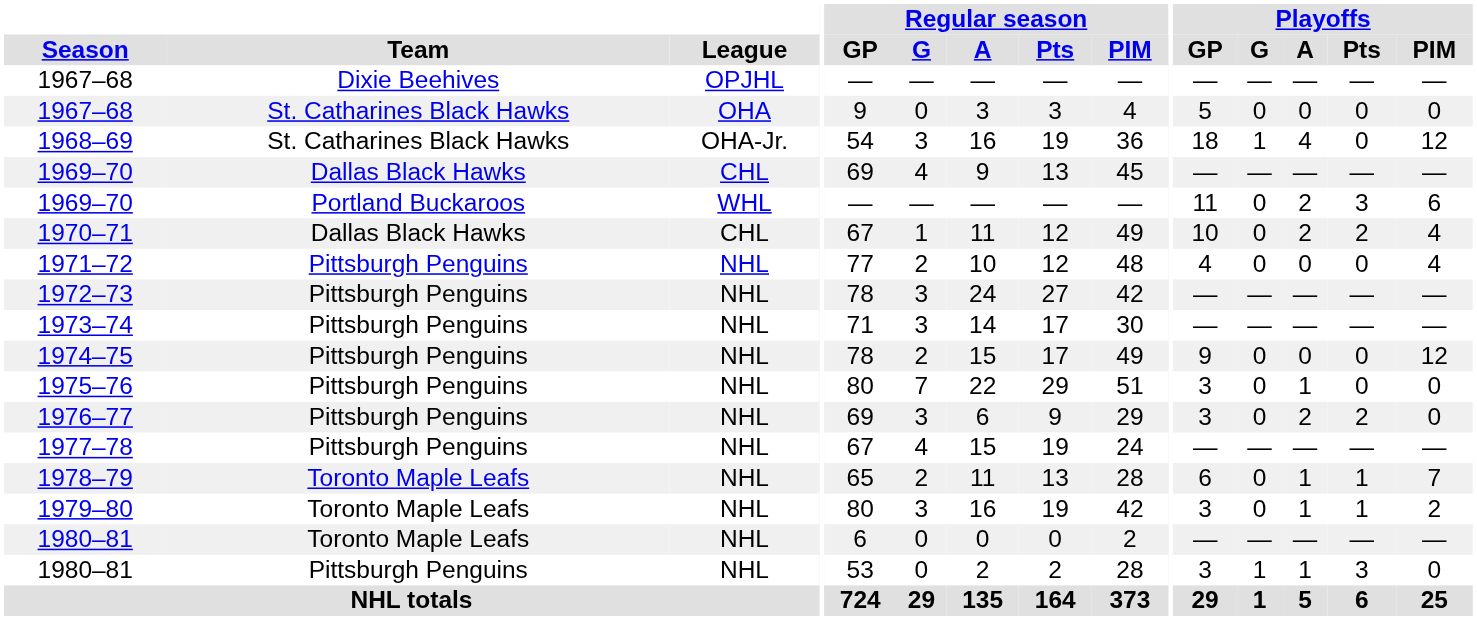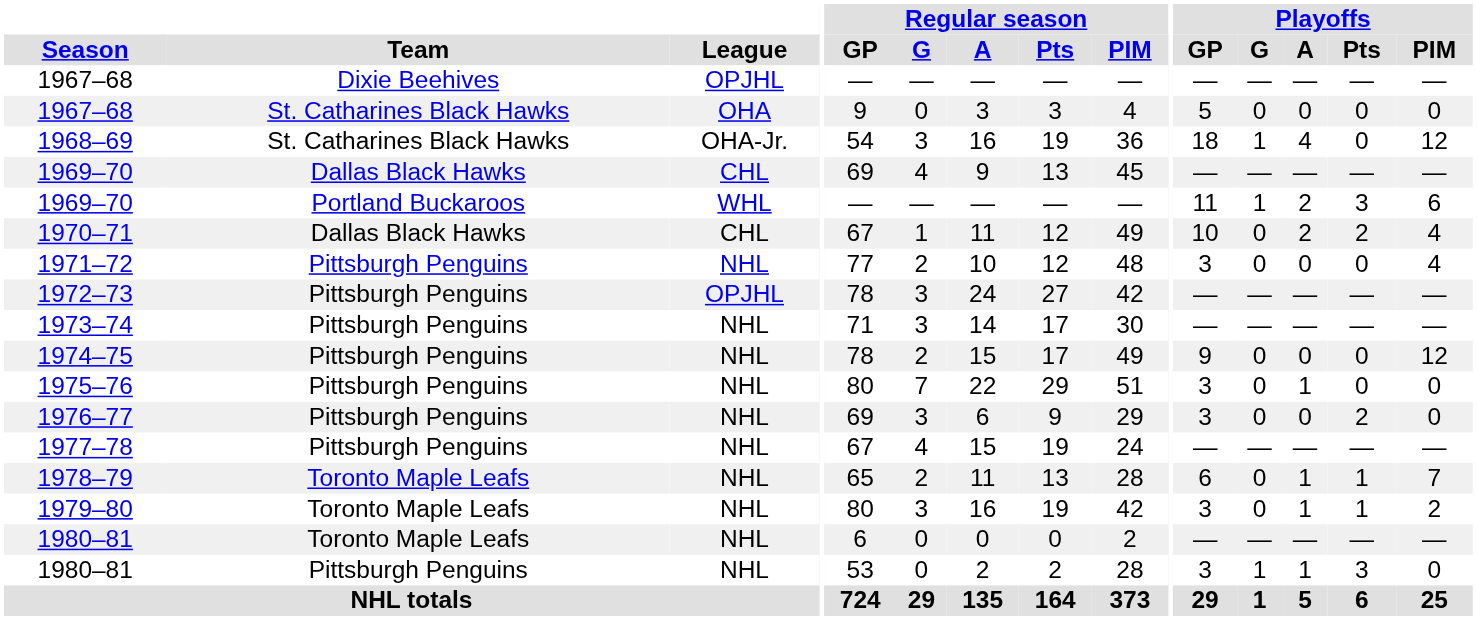(1260, 202) 0 -> (1260, 202) 1
(1205, 263) 4 -> (1205, 263) 3
(745, 294) NHL -> (745, 294) OPJHL
(1305, 416) 2 -> (1305, 416) 0
